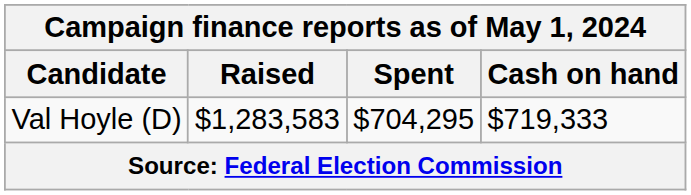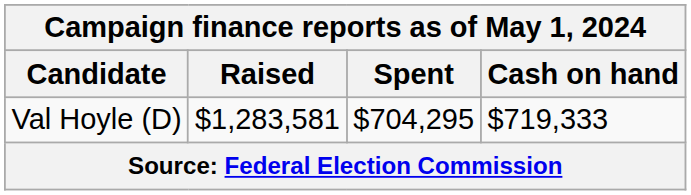(267, 119) $1,283,583 -> (267, 119) $1,283,581
